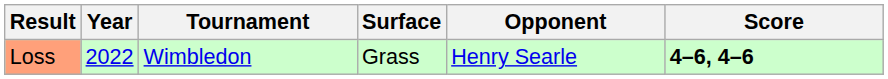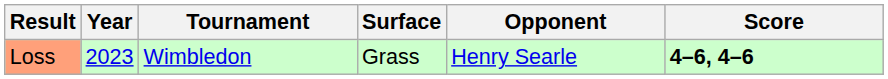(110, 56) 2022 -> (110, 56) 2023
